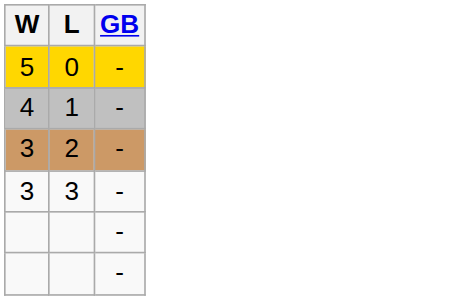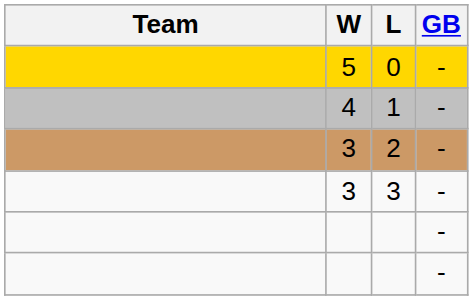+ column: (166, 25)
